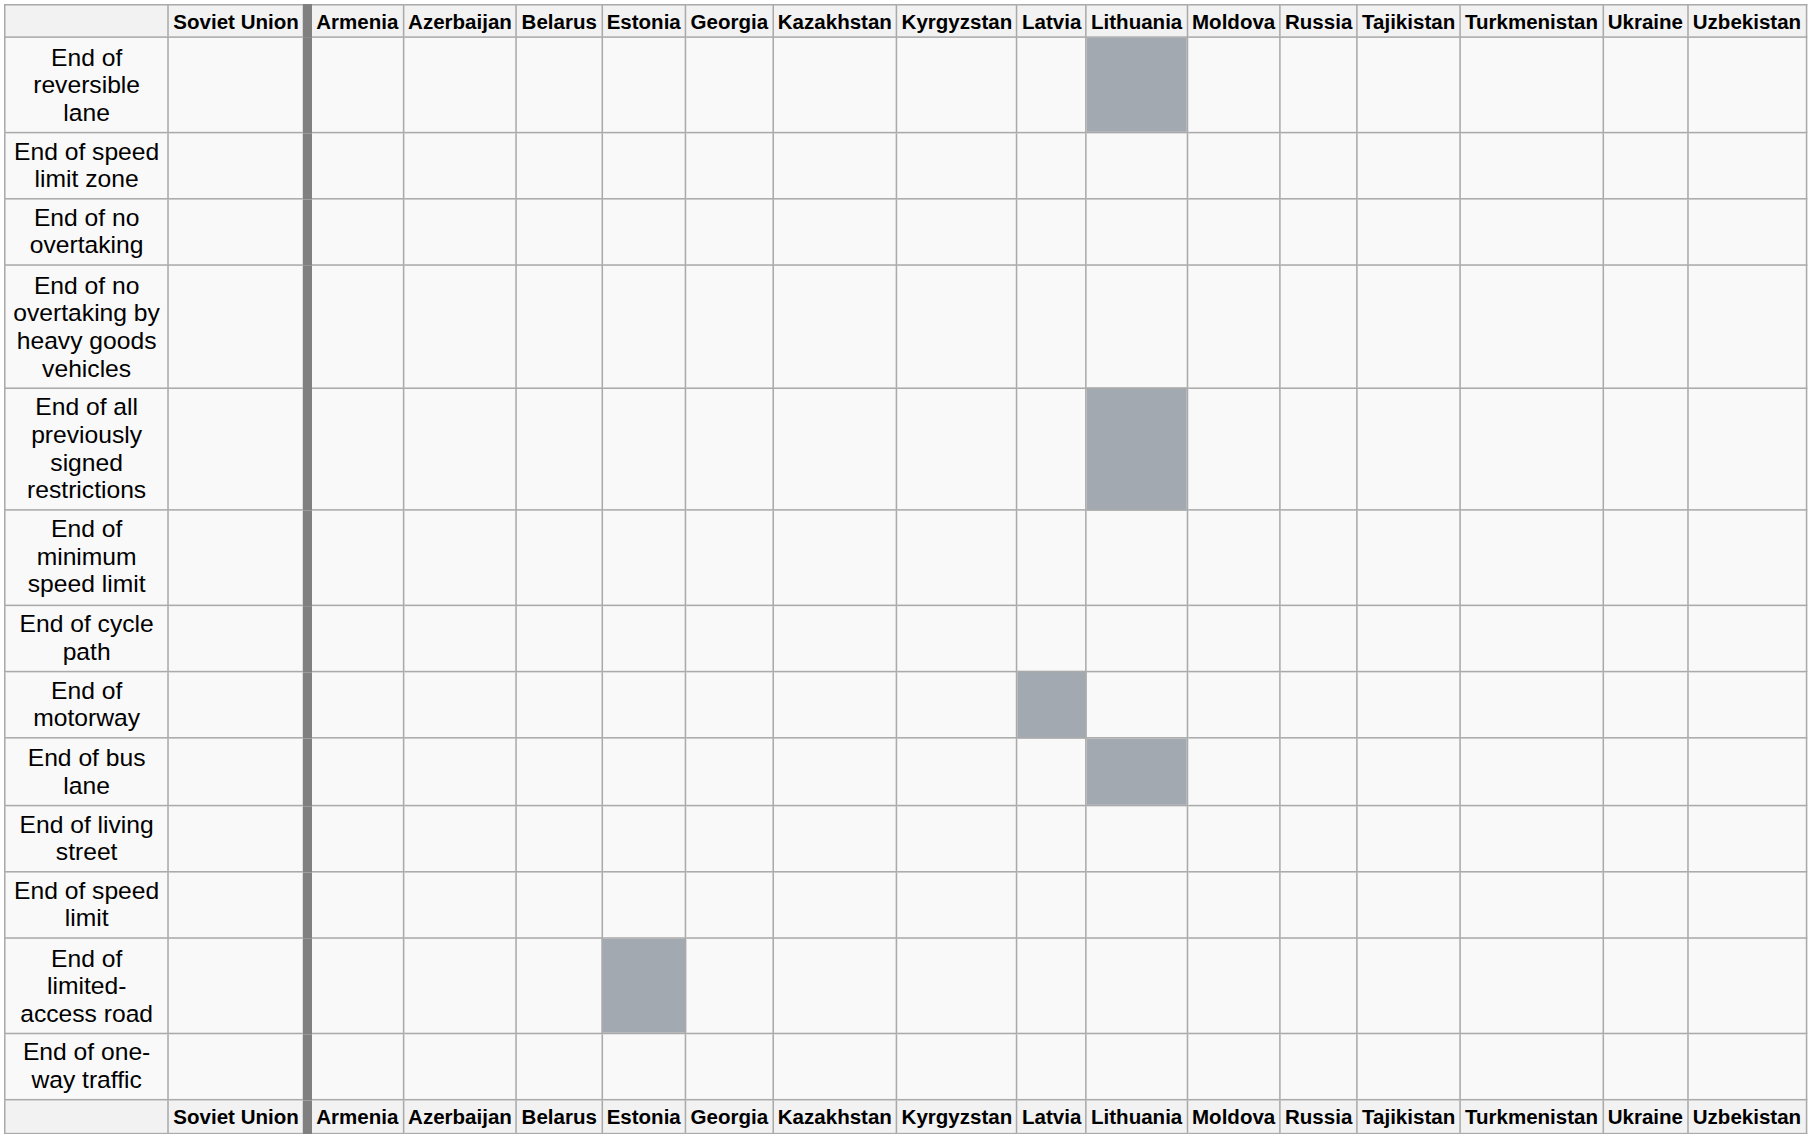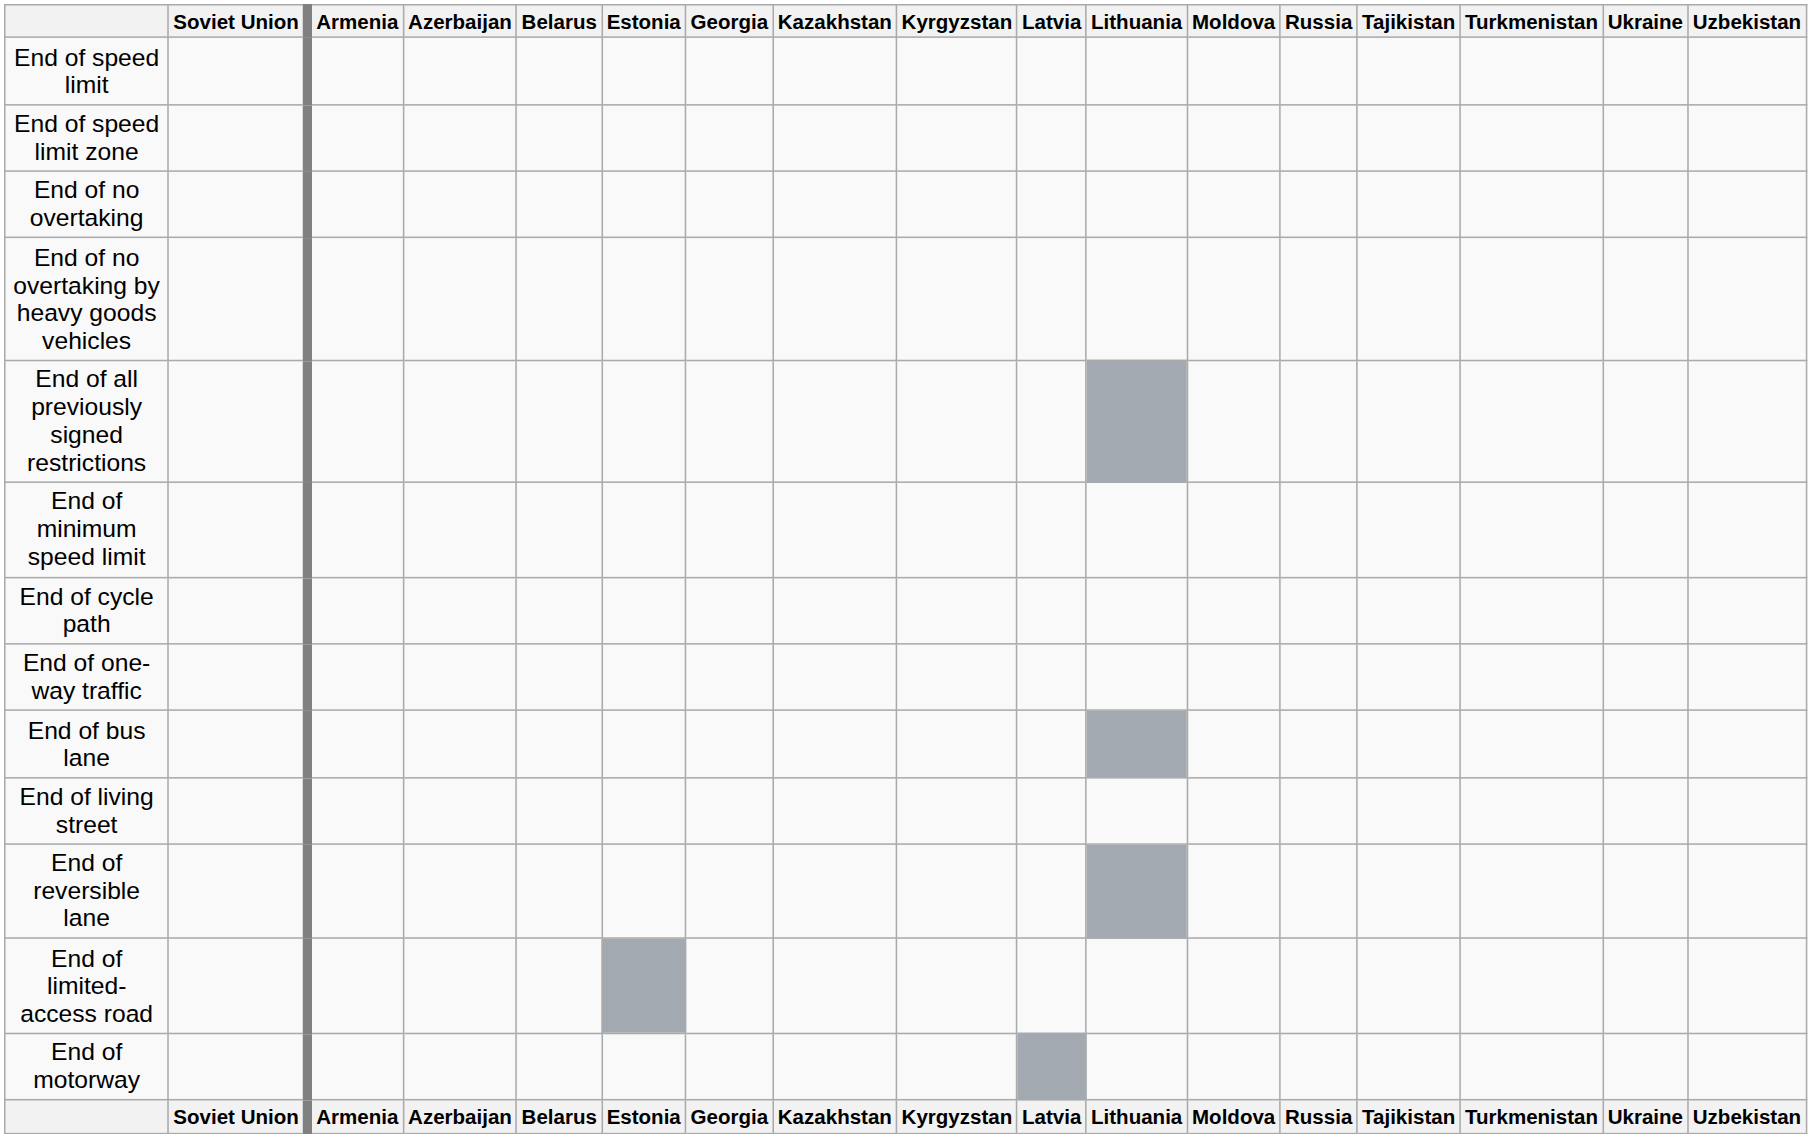rows swapped: (87, 905) <-> (87, 84)
rows swapped: (87, 1066) <-> (87, 704)
